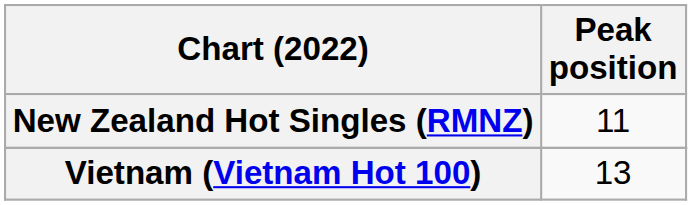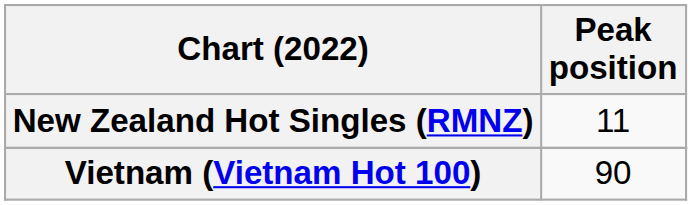(613, 173) 13 -> (613, 173) 90
